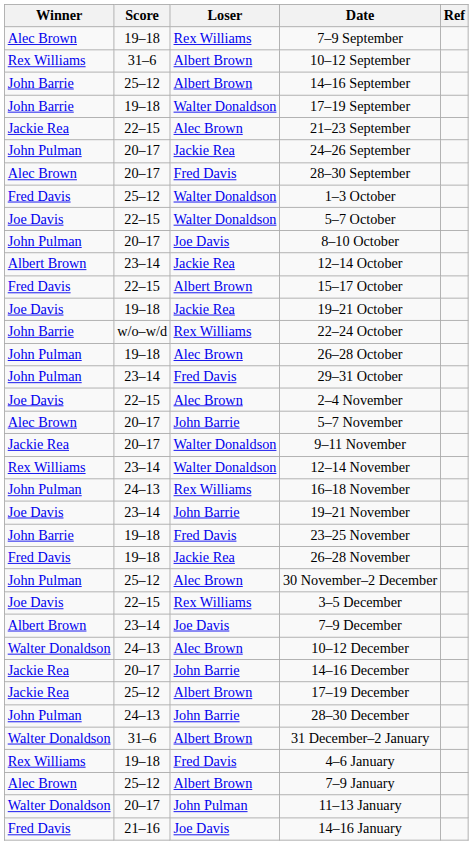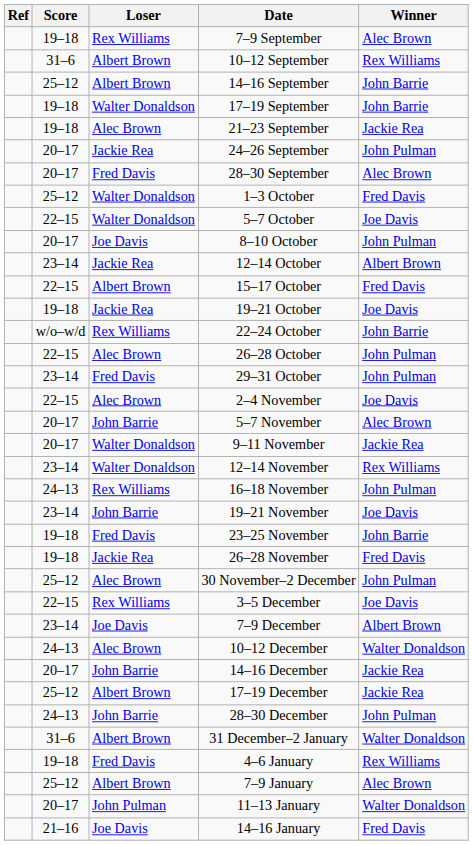columns swapped: (59, 15) <-> (454, 15)
(142, 128) 22–15 -> (61, 128) 19–18
(142, 354) 19–18 -> (61, 354) 22–15
